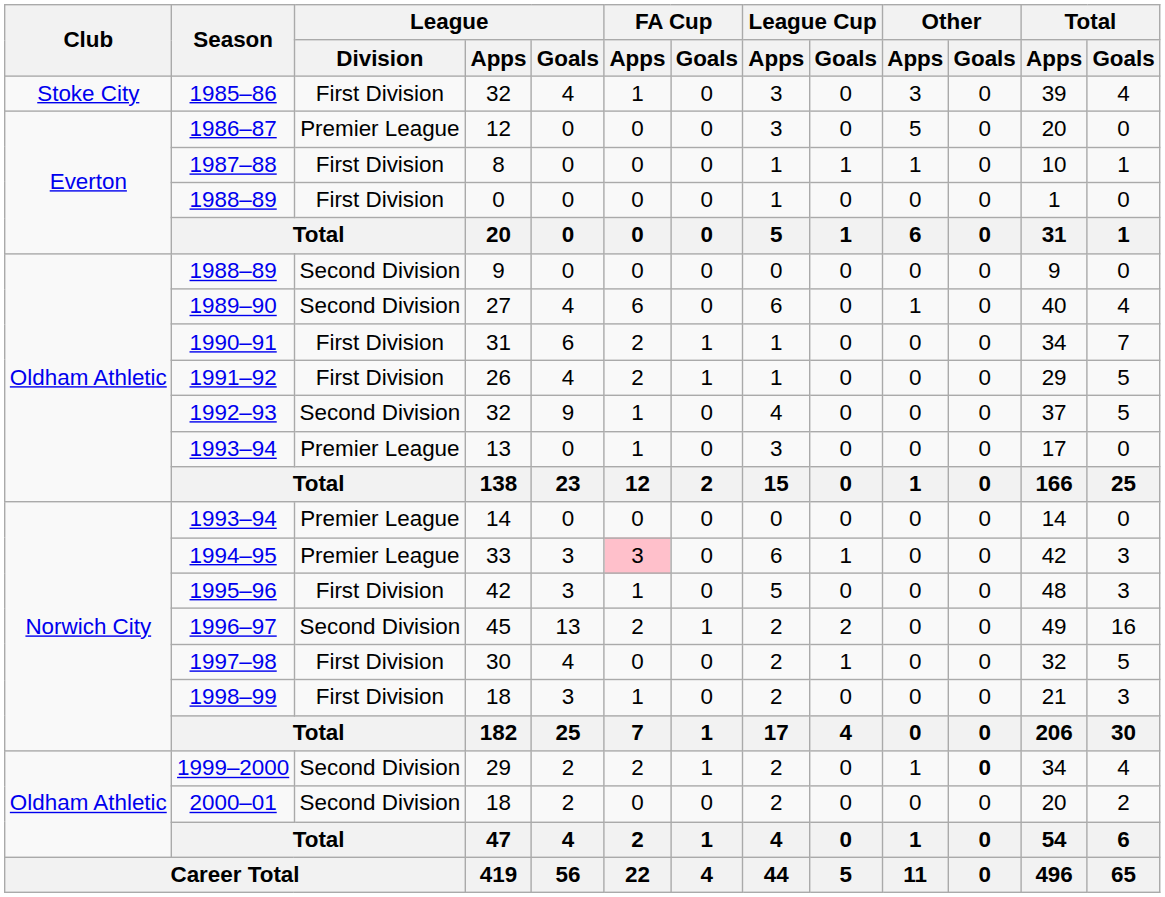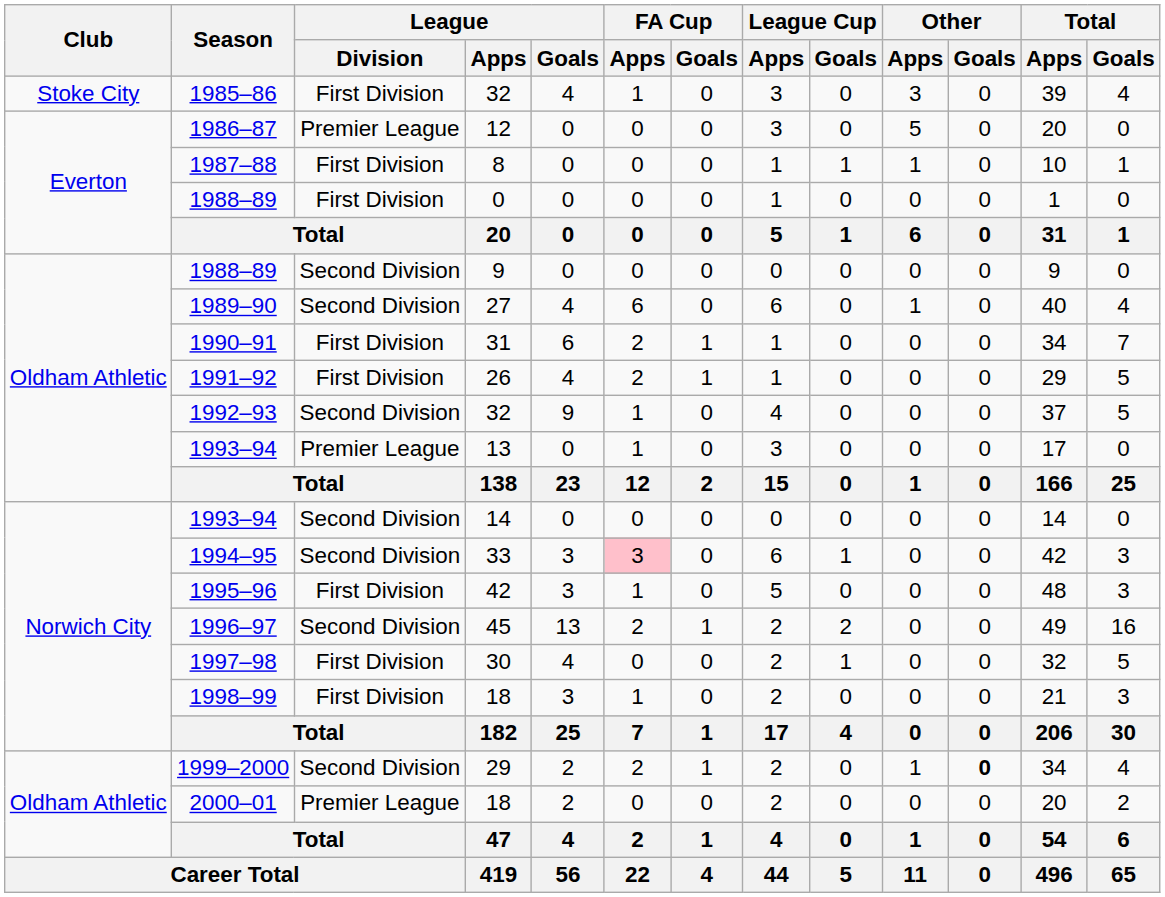(380, 519) Premier League -> (380, 519) Second Division
(380, 555) Premier League -> (380, 555) Second Division
(380, 803) Second Division -> (380, 803) Premier League
